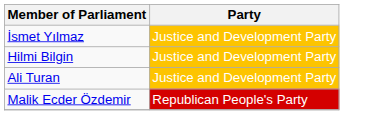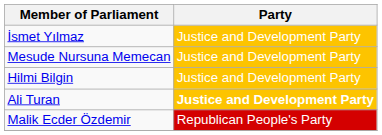+ row: (89, 57)
(244, 78) normal -> (275, 99) bold
